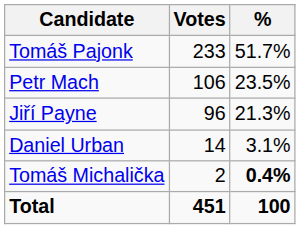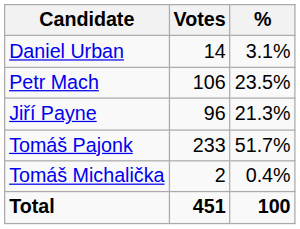rows swapped: (71, 51) <-> (67, 144)
(268, 176) bold -> (268, 176) normal
